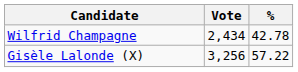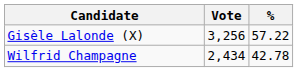rows swapped: (76, 56) <-> (72, 35)
